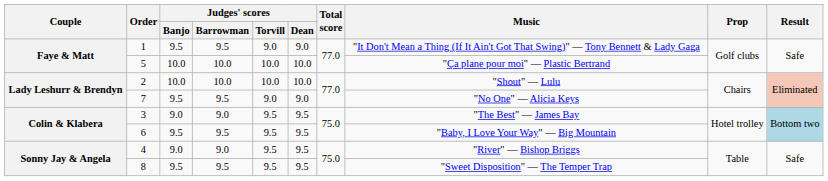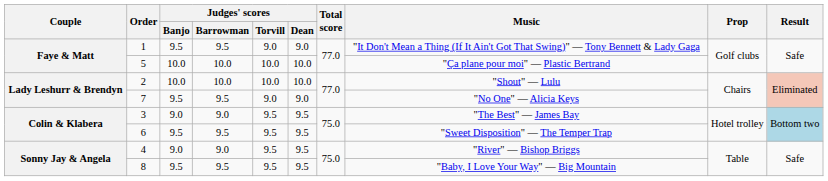(526, 133) "Baby, I Love Your Way" — Big Mountain -> (526, 133) "Sweet Disposition" — The Temper Trap
(526, 167) "Sweet Disposition" — The Temper Trap -> (526, 167) "Baby, I Love Your Way" — Big Mountain
